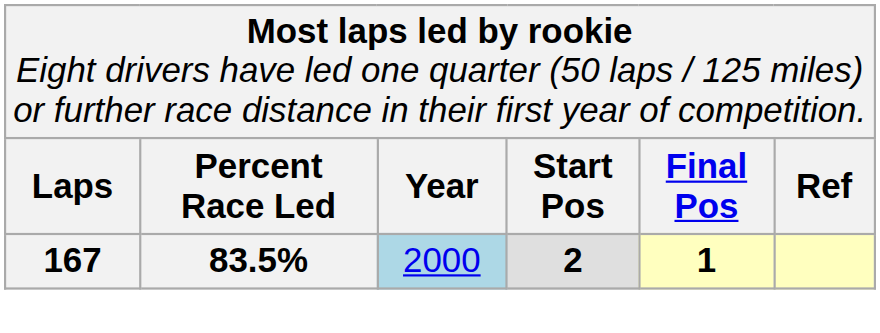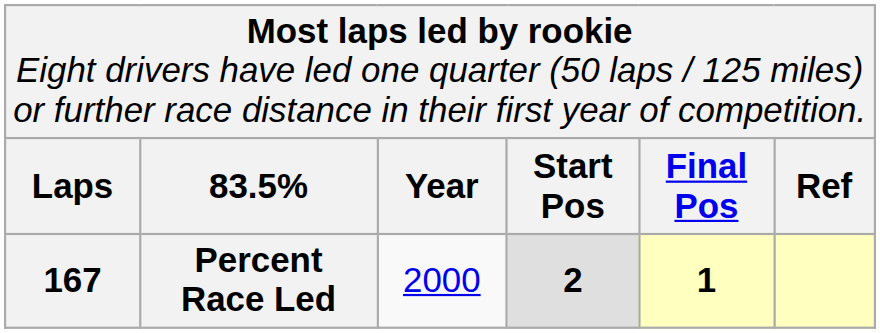(259, 185) Percent Race Led -> (259, 185) 83.5%
(259, 260) 83.5% -> (259, 280) Percent Race Led
(442, 260) lightblue background -> (442, 280) no background
